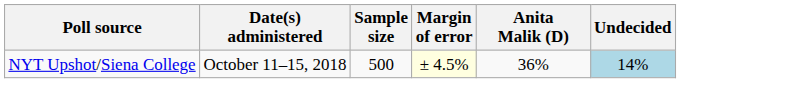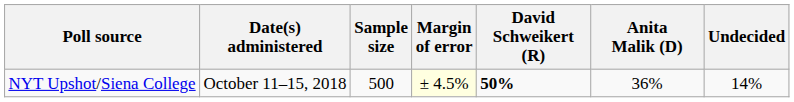+ column: (533, 37)
(633, 63) lightblue background -> (747, 83) no background
